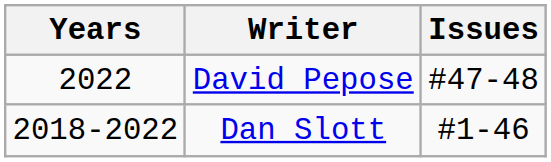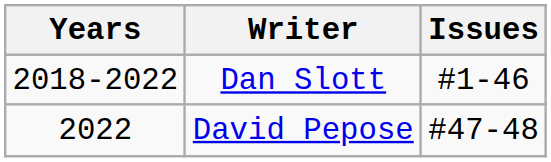rows swapped: (303, 130) <-> (303, 80)
